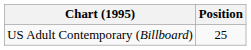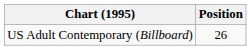(221, 34) 25 -> (221, 34) 26
